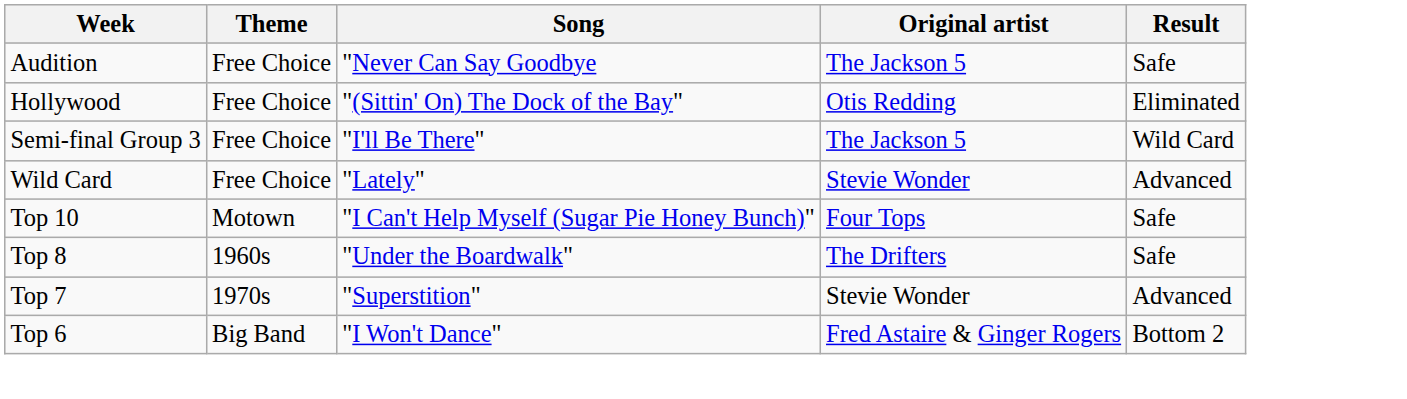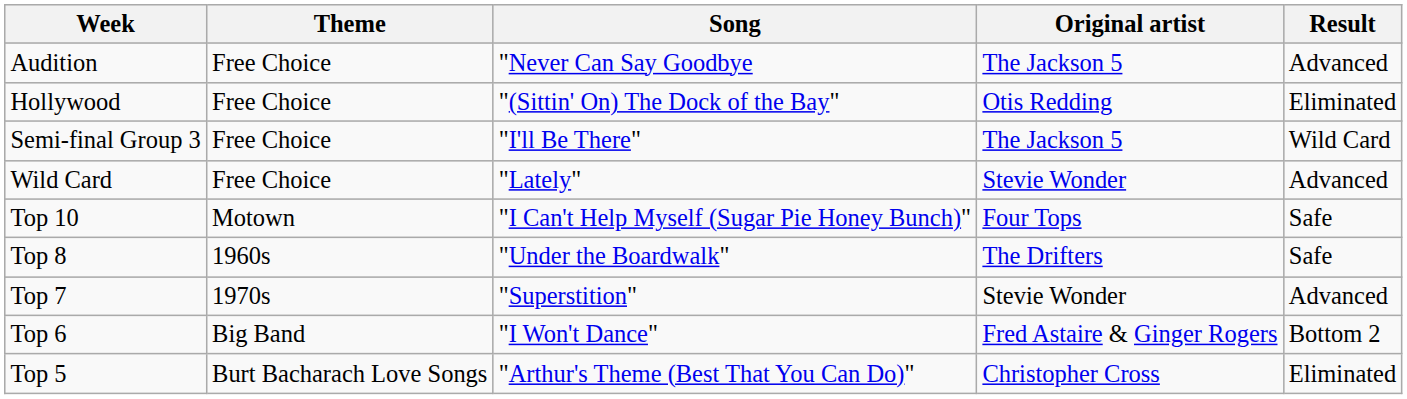(1154, 62) Safe -> (1338, 62) Advanced
+ row: (38, 373)
